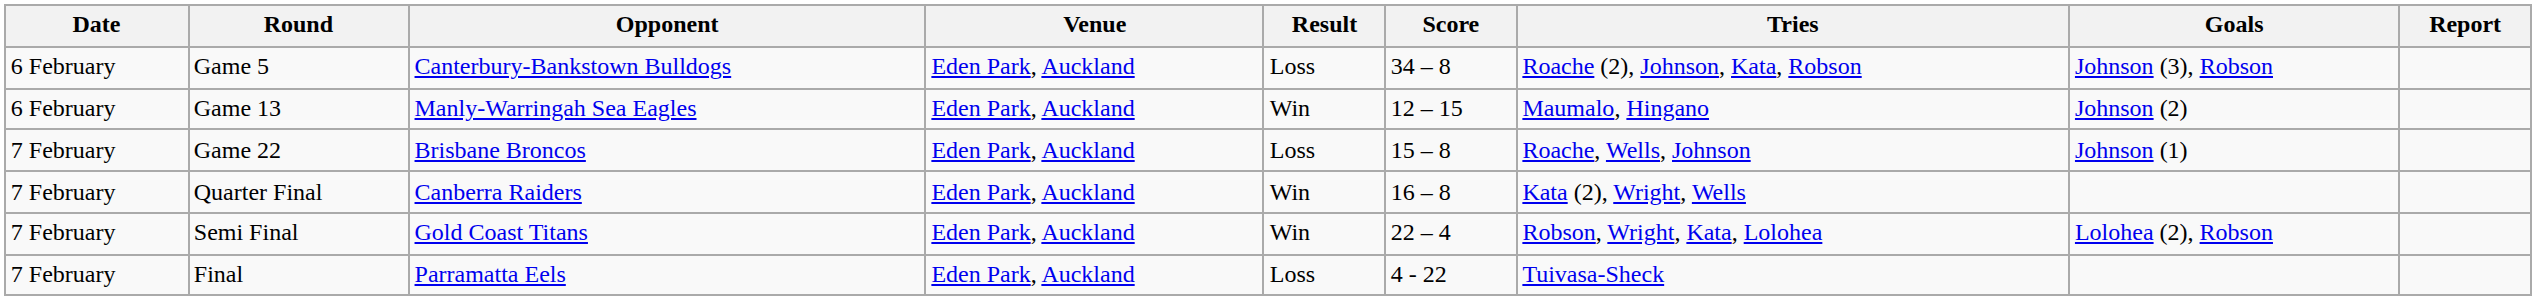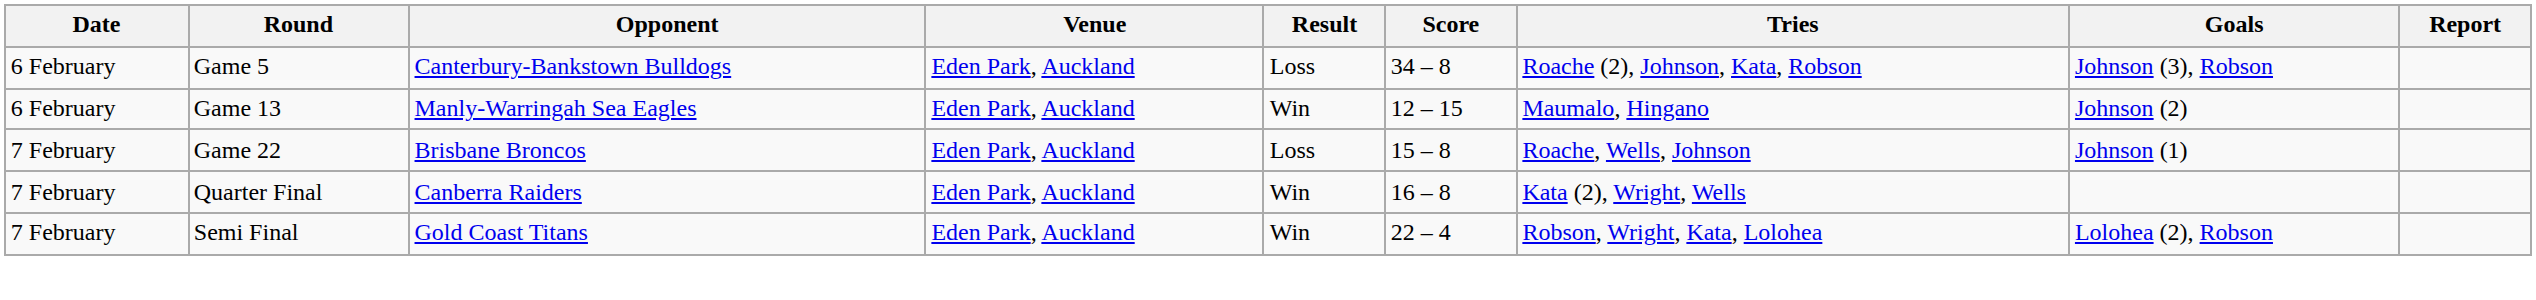- row: (218, 274)
